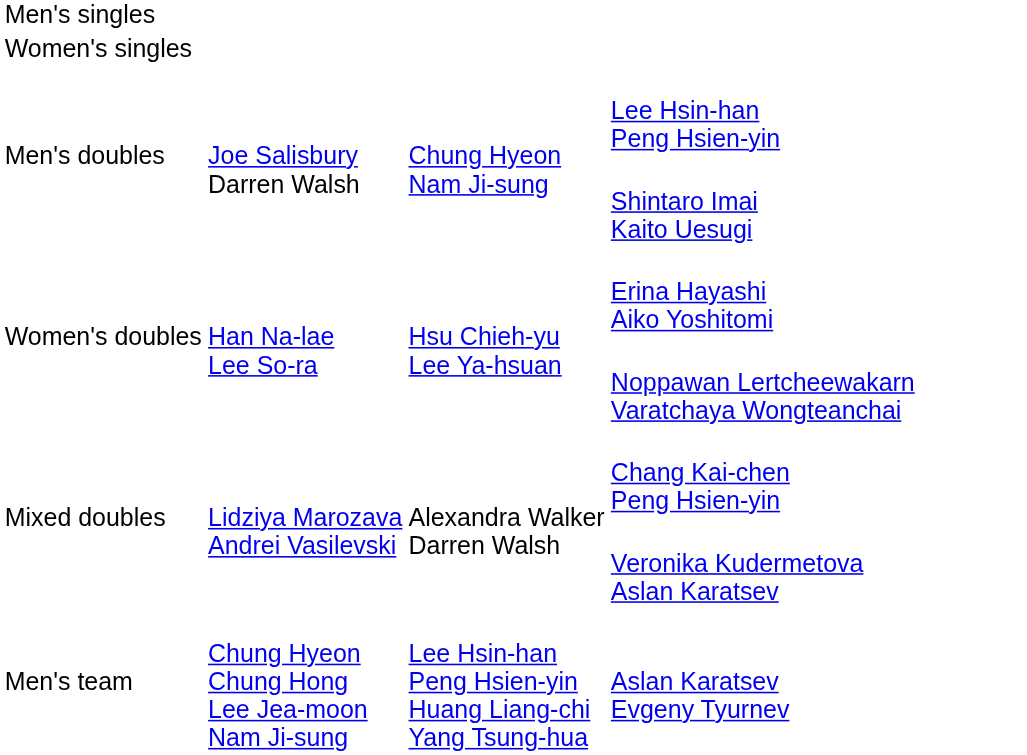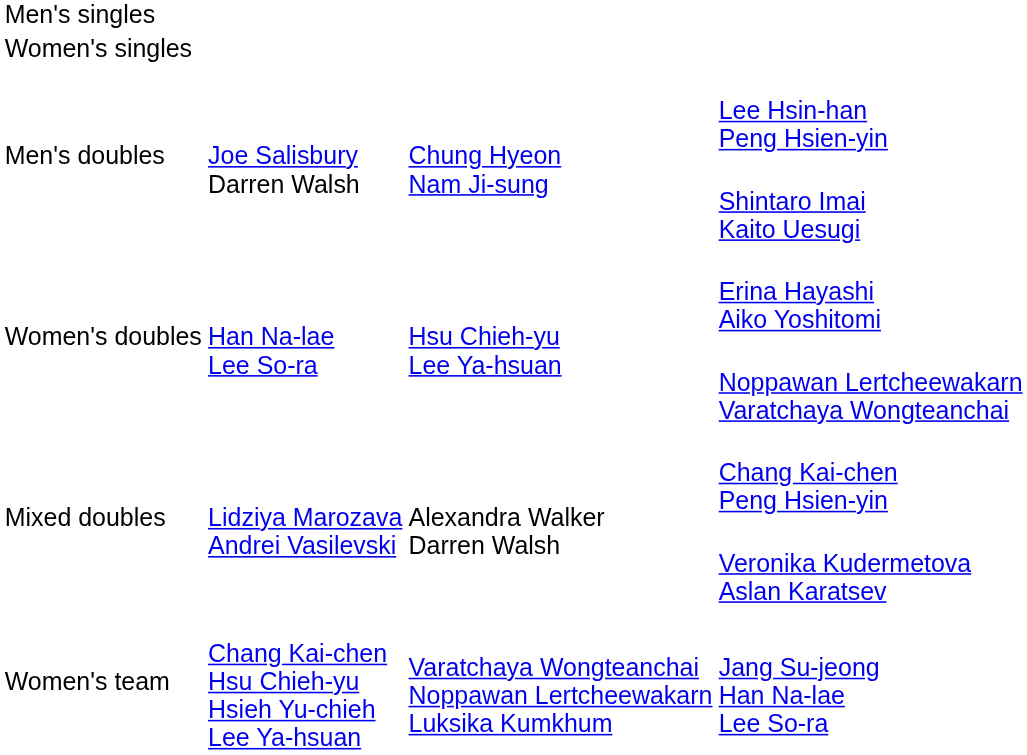- row: (69, 682)
+ row: (87, 682)
